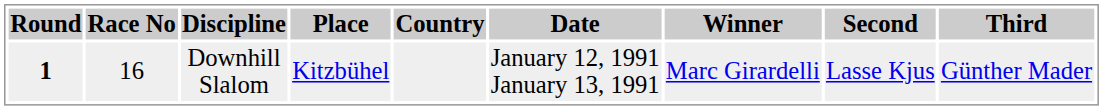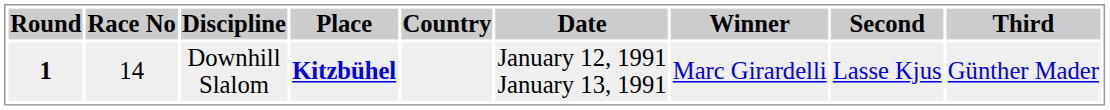(132, 71) 16 -> (132, 71) 14
(341, 71) normal -> (344, 71) bold
